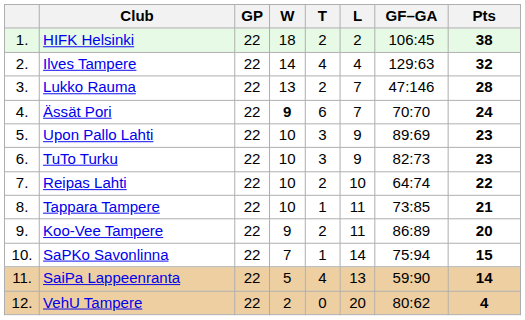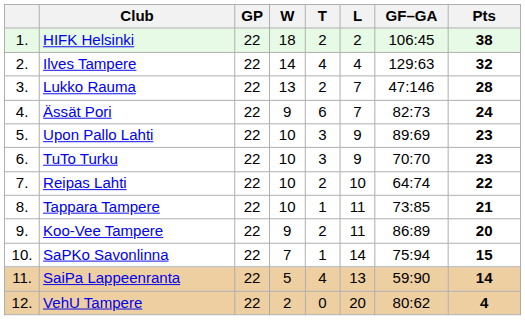(287, 111) bold -> (287, 111) normal
(411, 111) 70:70 -> (411, 111) 82:73
(411, 159) 82:73 -> (411, 159) 70:70
